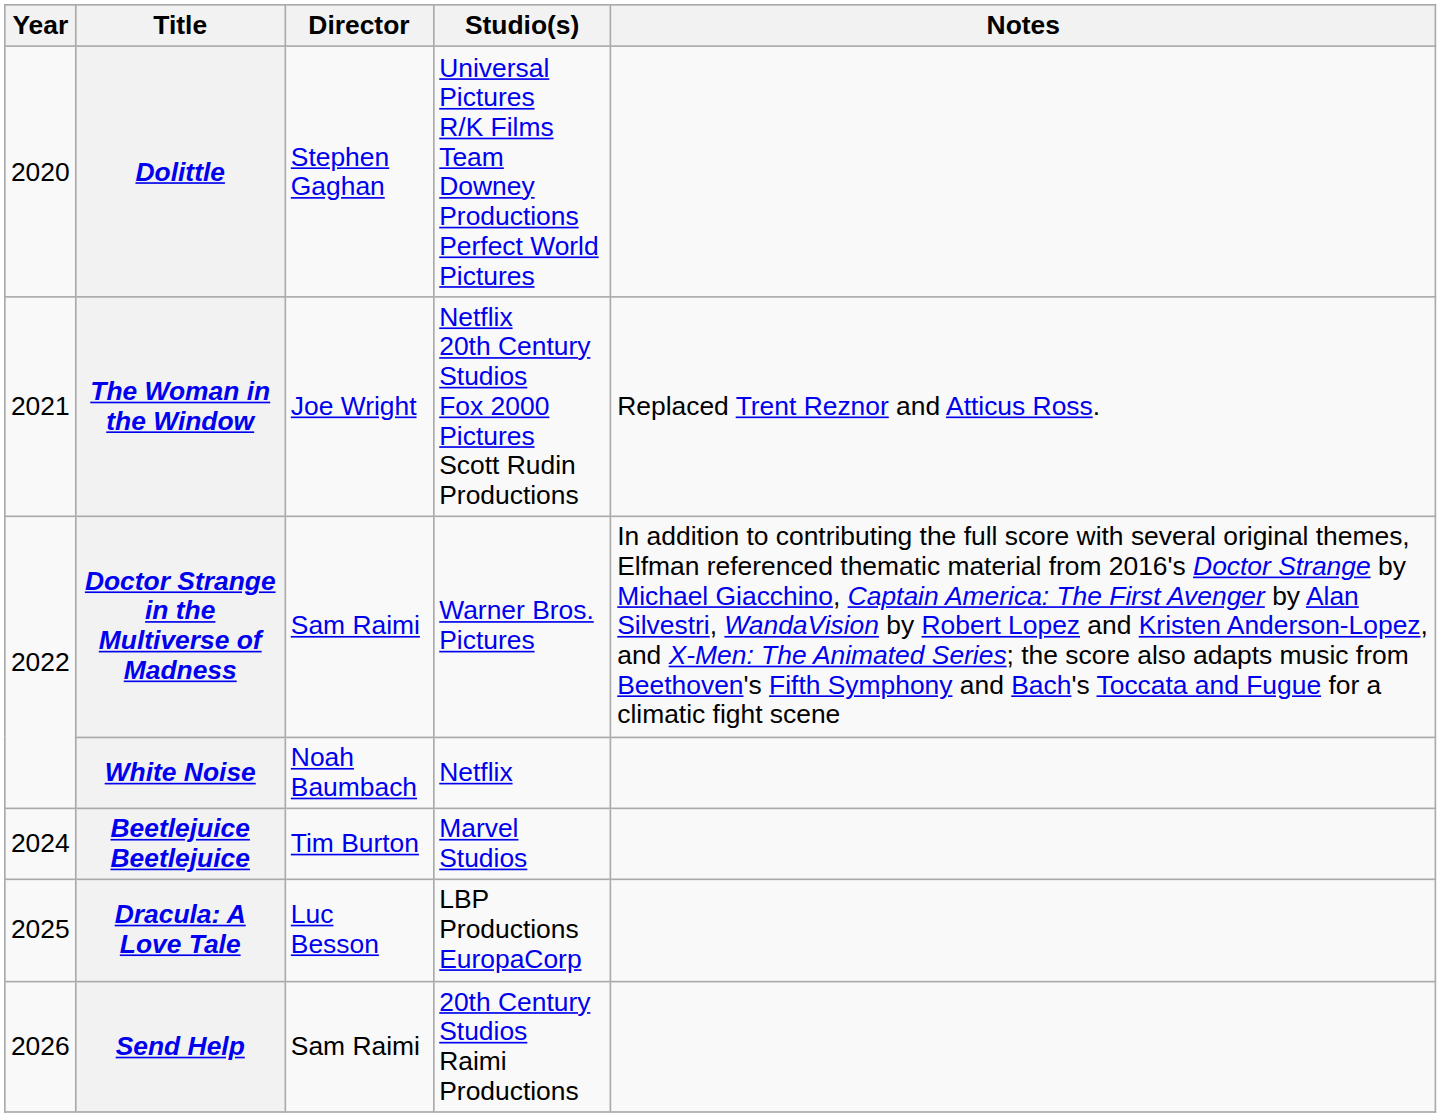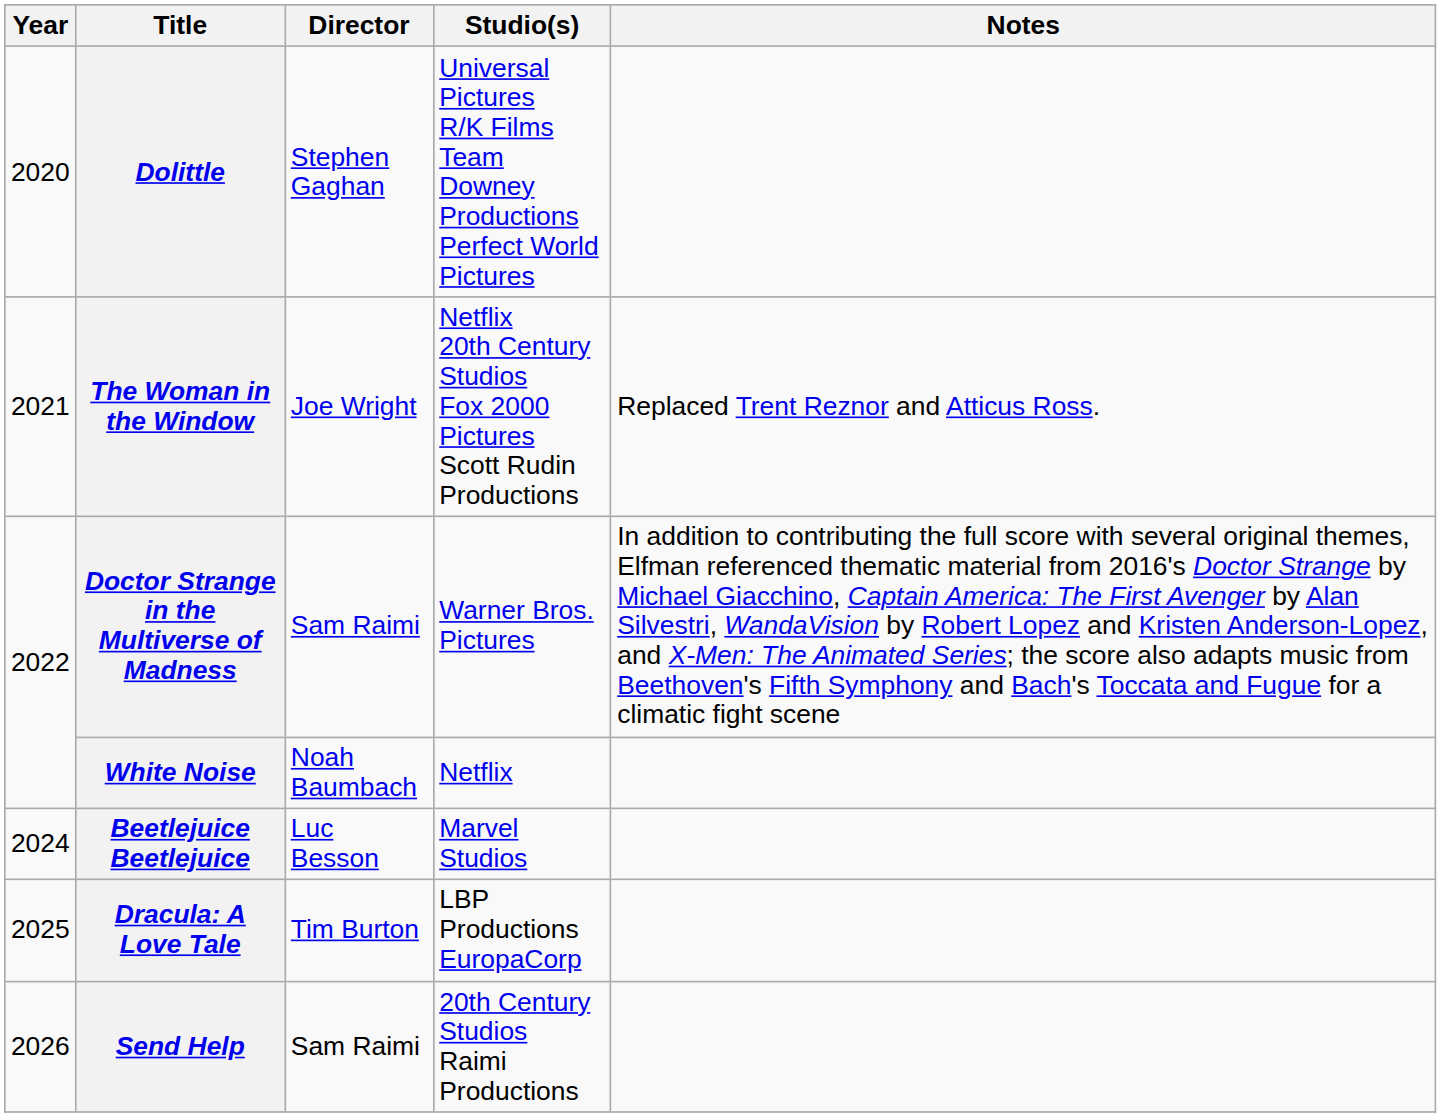(355, 843) Tim Burton -> (335, 843) Luc Besson
(335, 930) Luc Besson -> (355, 930) Tim Burton
